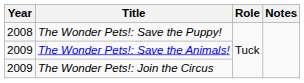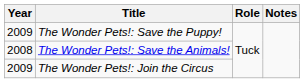(20, 31) 2008 -> (20, 31) 2009
(20, 50) 2009 -> (20, 50) 2008
